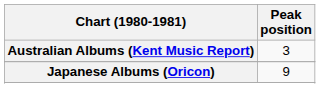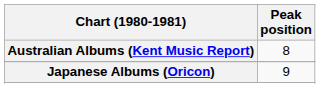(286, 51) 3 -> (286, 51) 8
